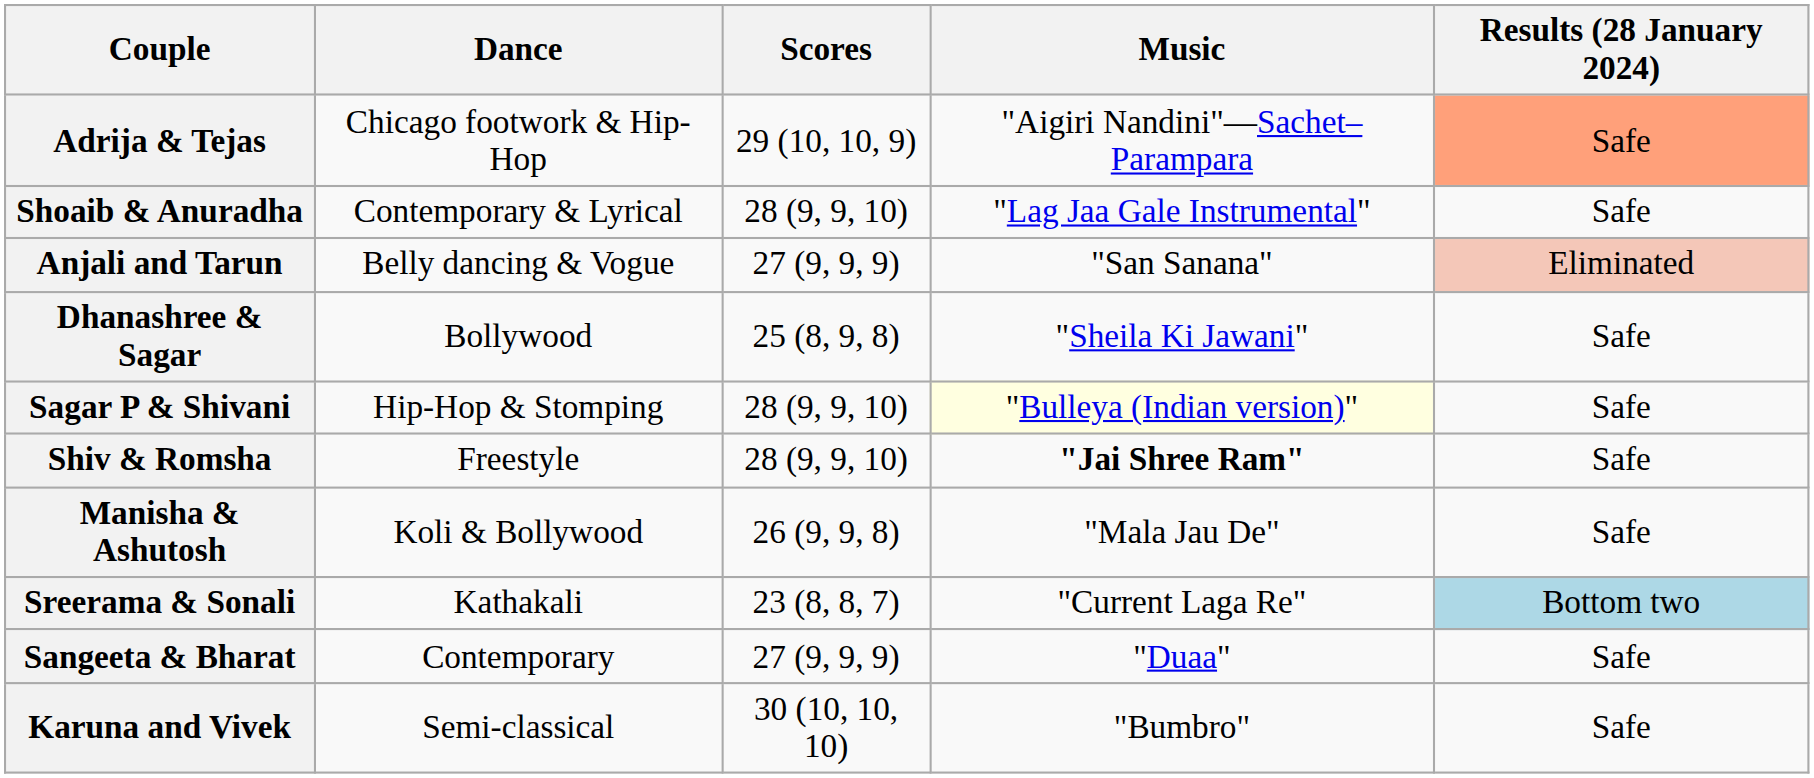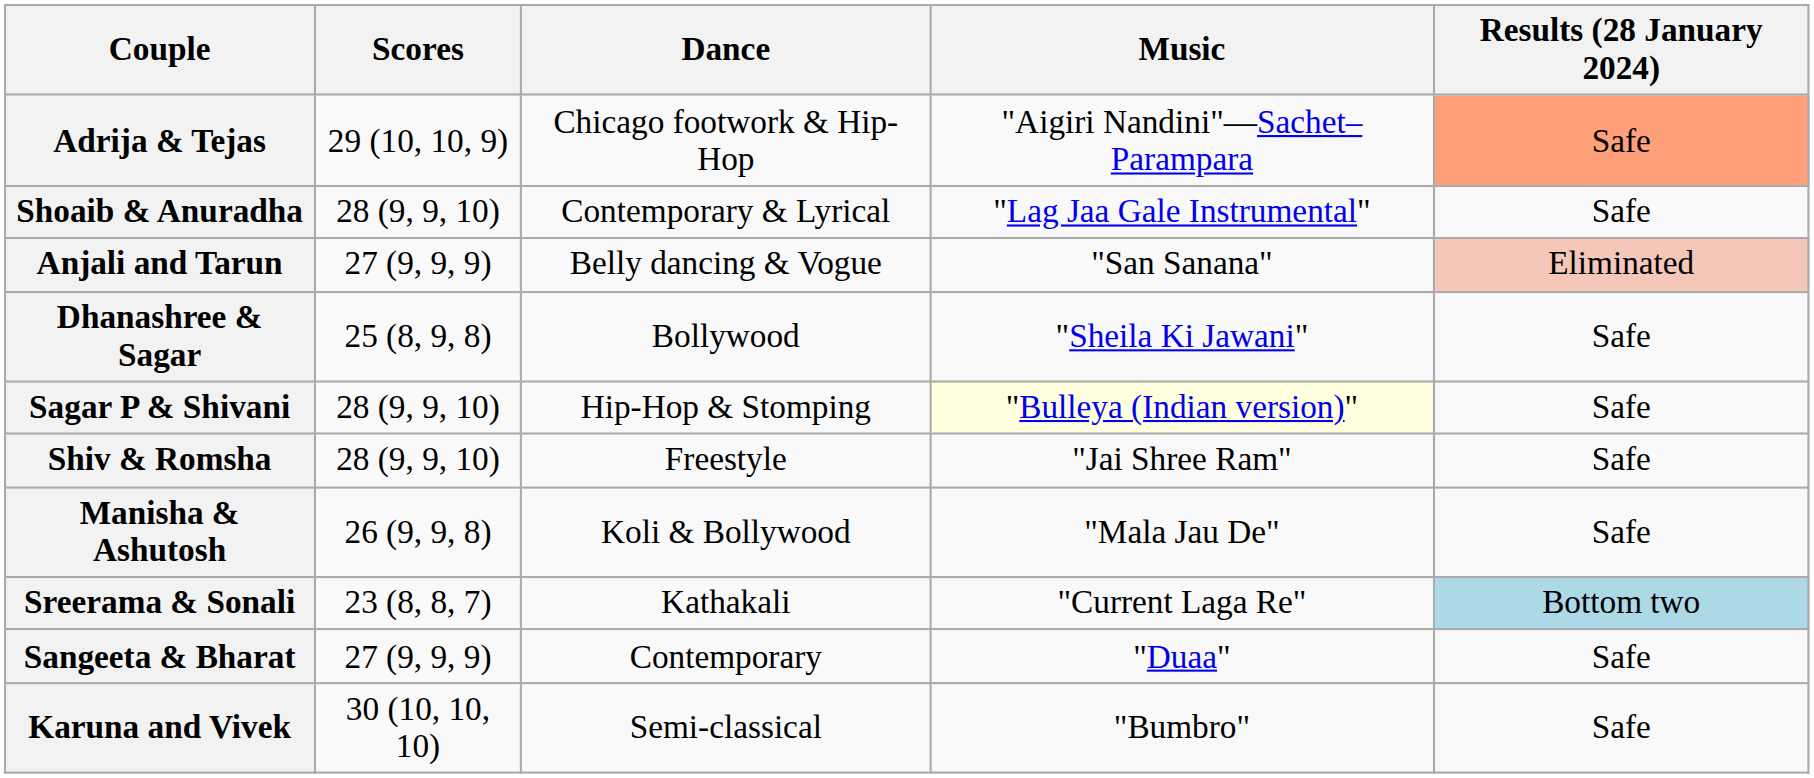columns swapped: (826, 49) <-> (518, 49)
(1182, 459) bold -> (1182, 459) normal
